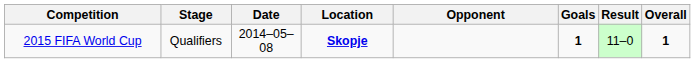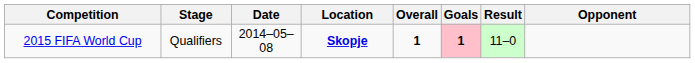columns swapped: (476, 15) <-> (666, 15)
(578, 41) no background -> (461, 41) pink background
